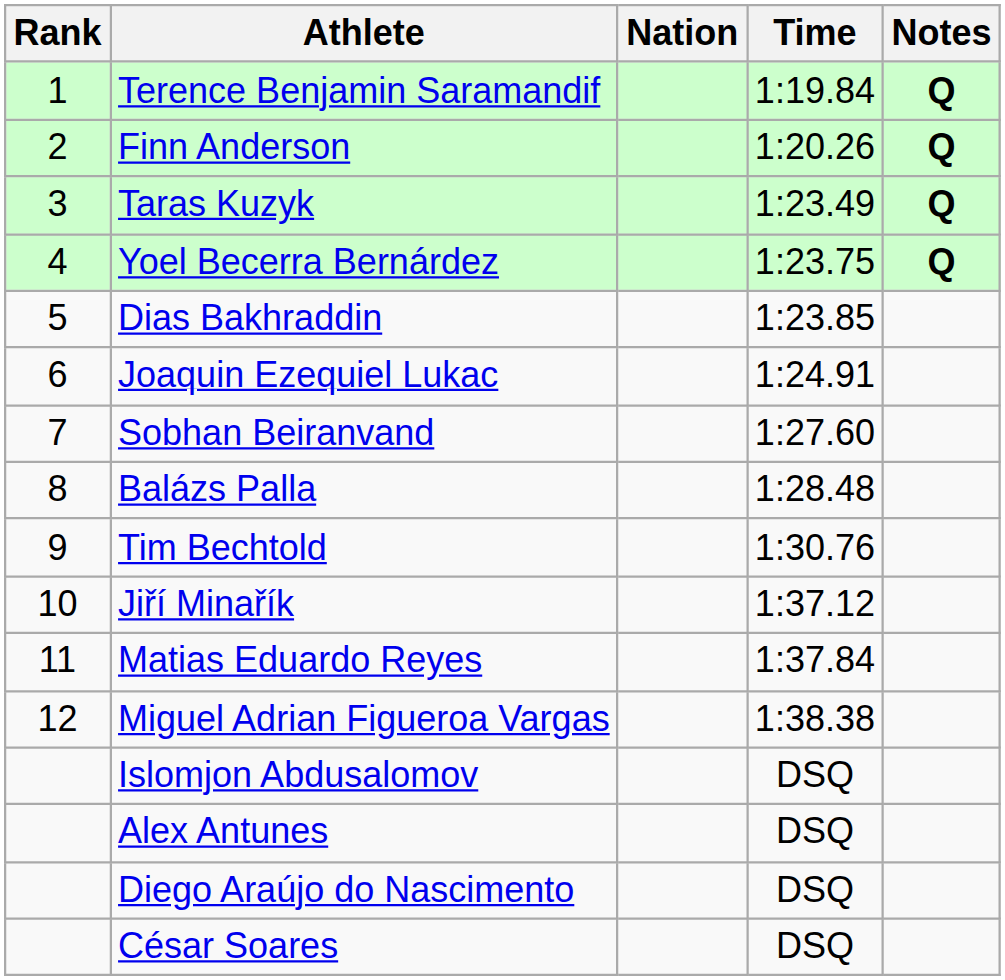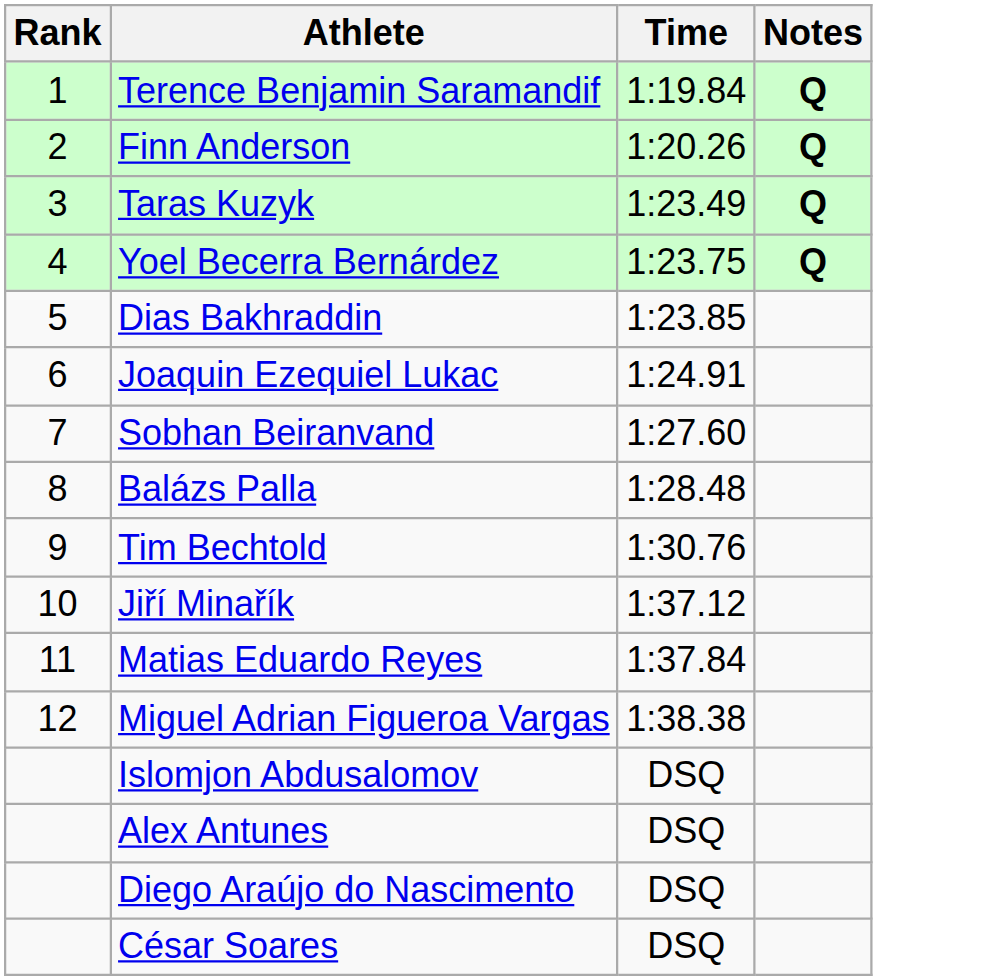- column: (682, 33)
